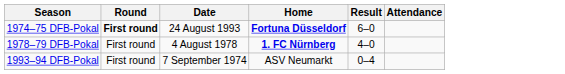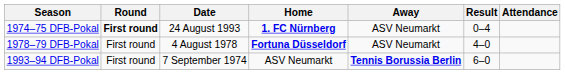+ column: (406, 12)
(299, 28) Fortuna Düsseldorf -> (299, 28) 1. FC Nürnberg
(366, 28) 6–0 -> (482, 28) 0–4
(299, 45) 1. FC Nürnberg -> (299, 45) Fortuna Düsseldorf
(366, 61) 0–4 -> (482, 61) 6–0
